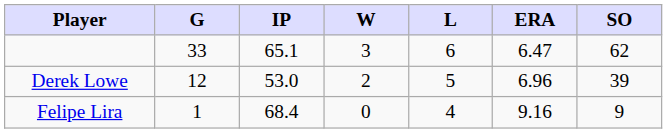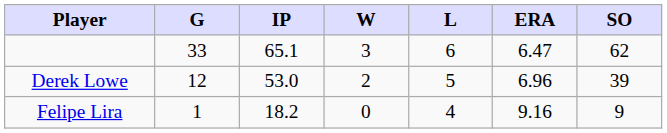(281, 111) 68.4 -> (281, 111) 18.2
